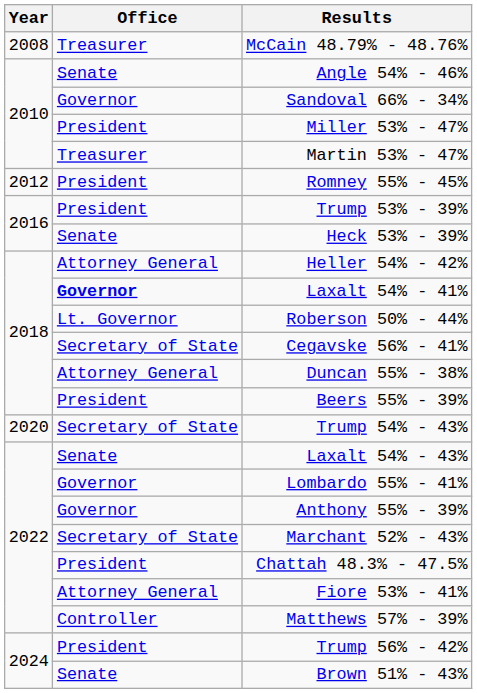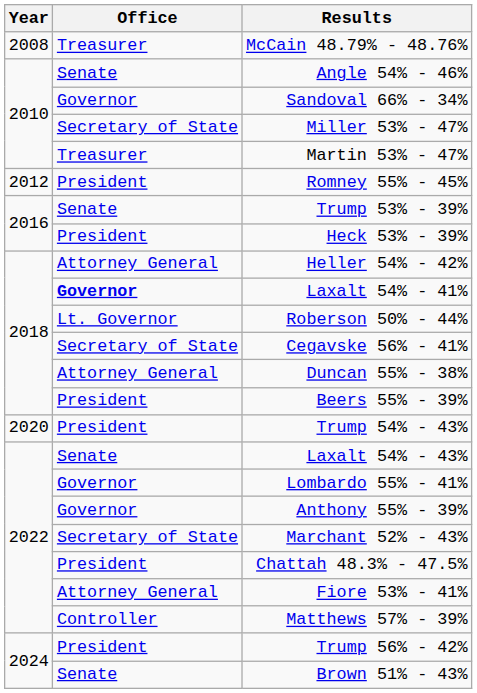(102, 128) President -> (147, 128) Secretary of State
(102, 210) President -> (87, 210) Senate
(87, 237) Senate -> (102, 237) President
(147, 428) Secretary of State -> (102, 428) President
